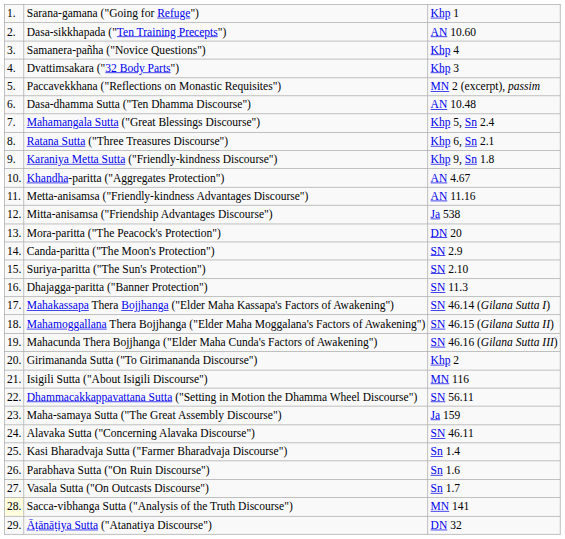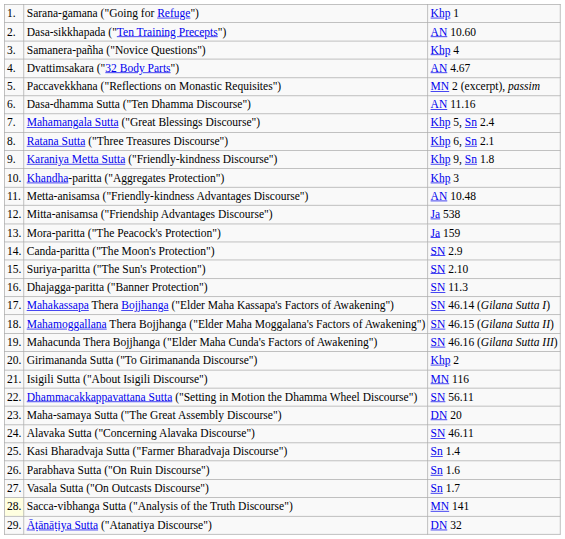(445, 68) Khp 3 -> (450, 68) AN 4.67
(453, 104) AN 10.48 -> (453, 104) AN 11.16
(450, 178) AN 4.67 -> (445, 178) Khp 3
(453, 196) AN 11.16 -> (453, 196) AN 10.48
(446, 232) DN 20 -> (445, 232) Ja 159
(445, 415) Ja 159 -> (446, 415) DN 20
